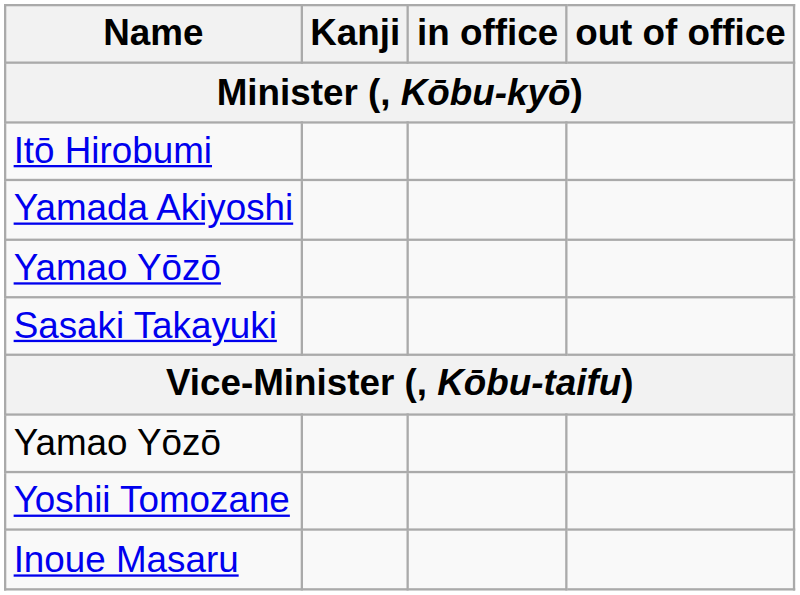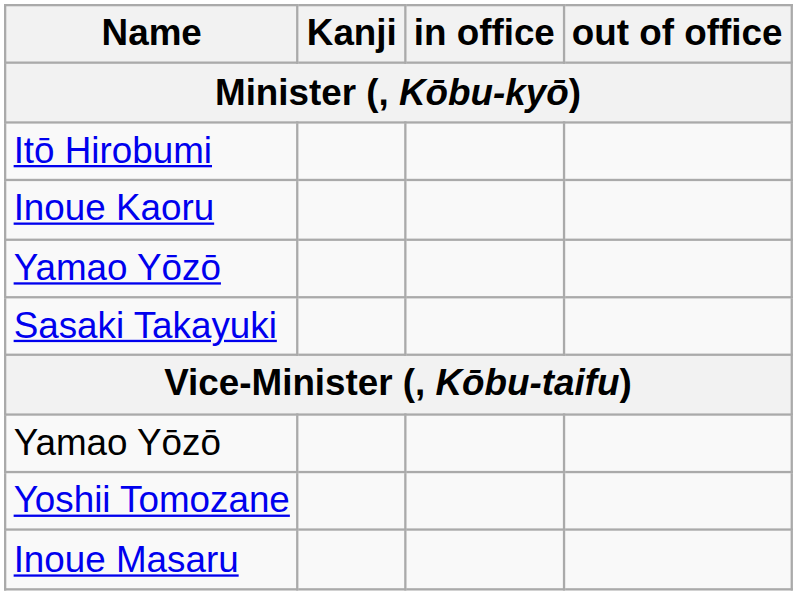+ row: (114, 208)
- row: (153, 208)
